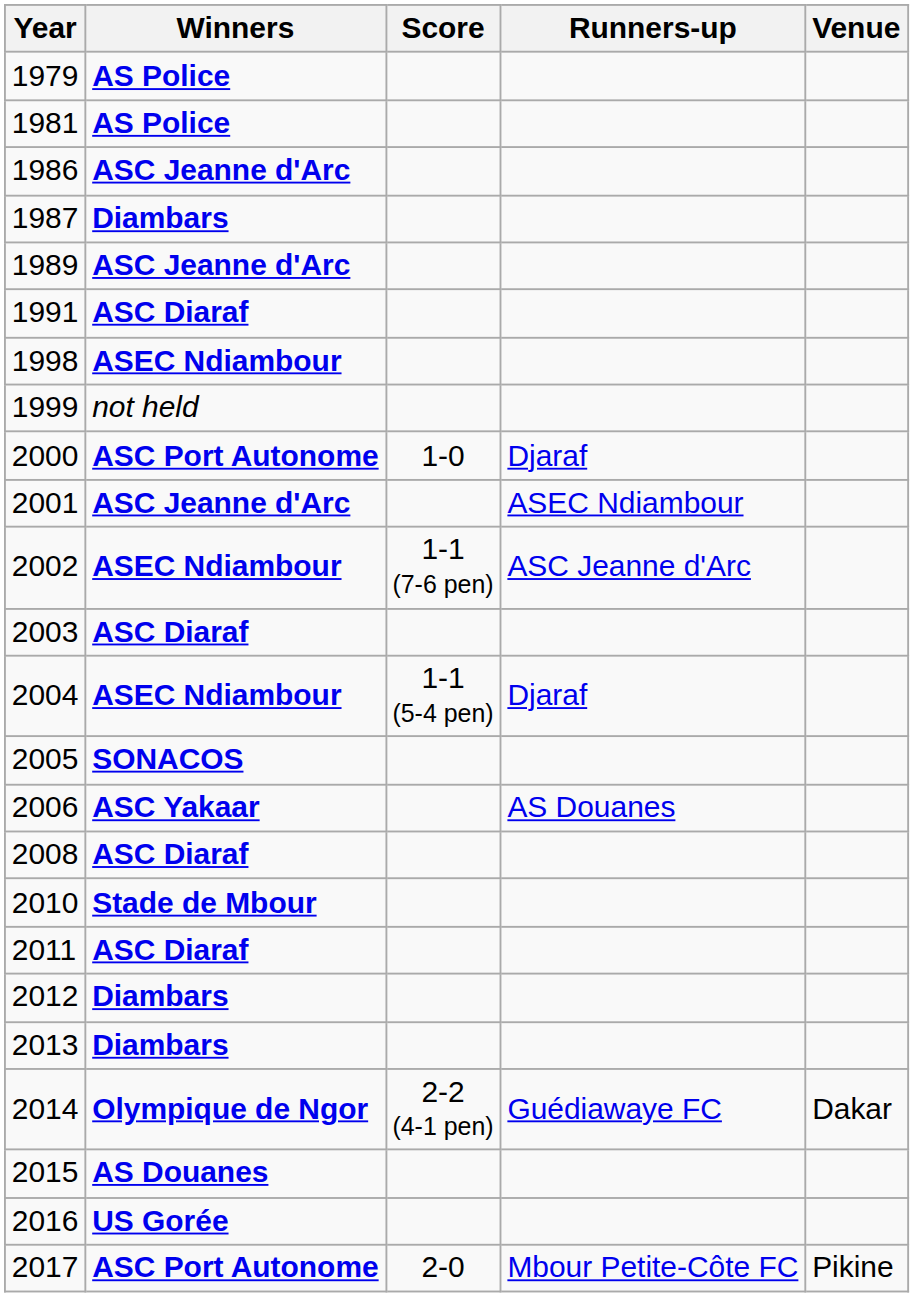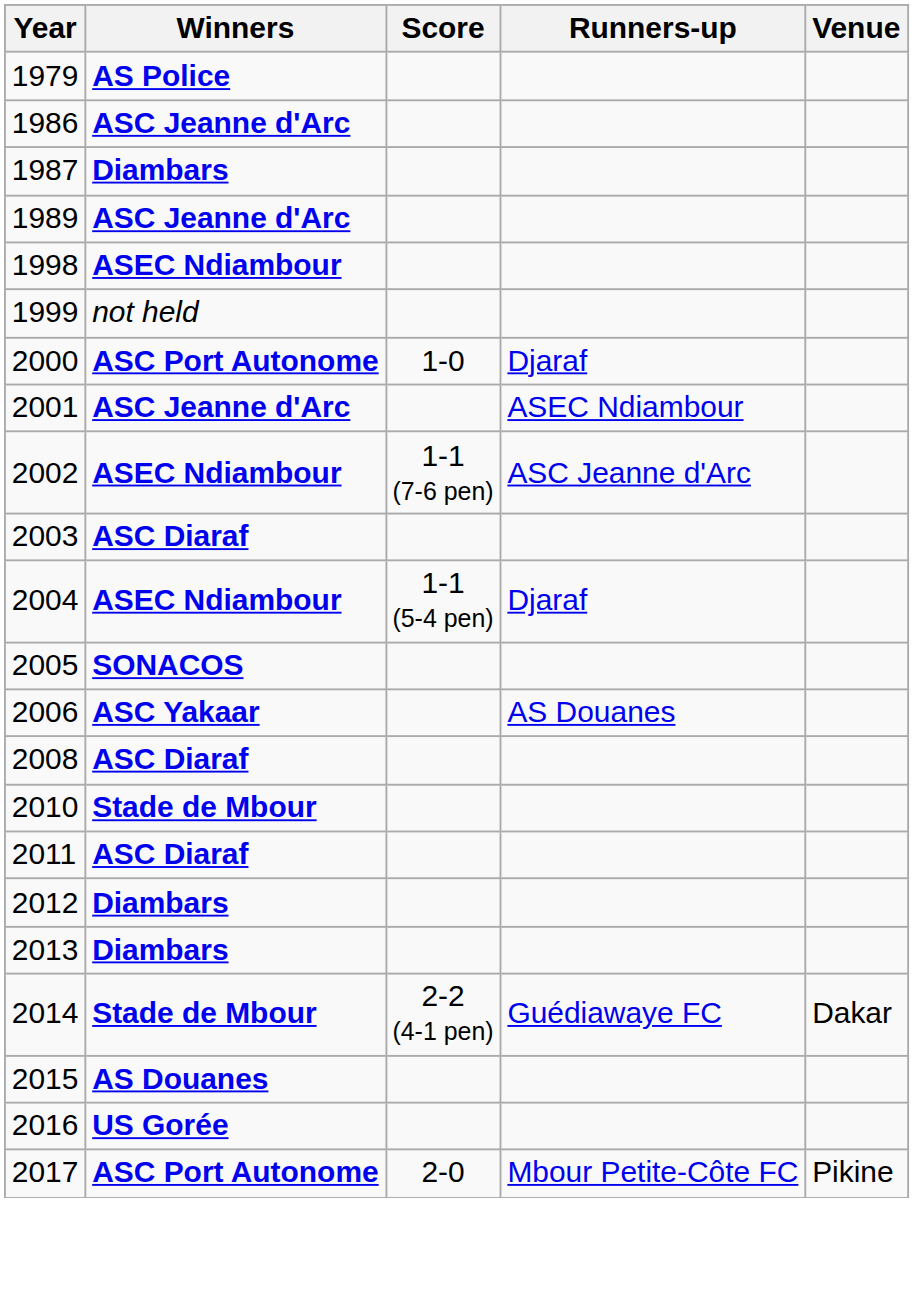- row: (45, 123)
- row: (45, 312)
(230, 1108) Olympique de Ngor -> (204, 1013) Stade de Mbour
